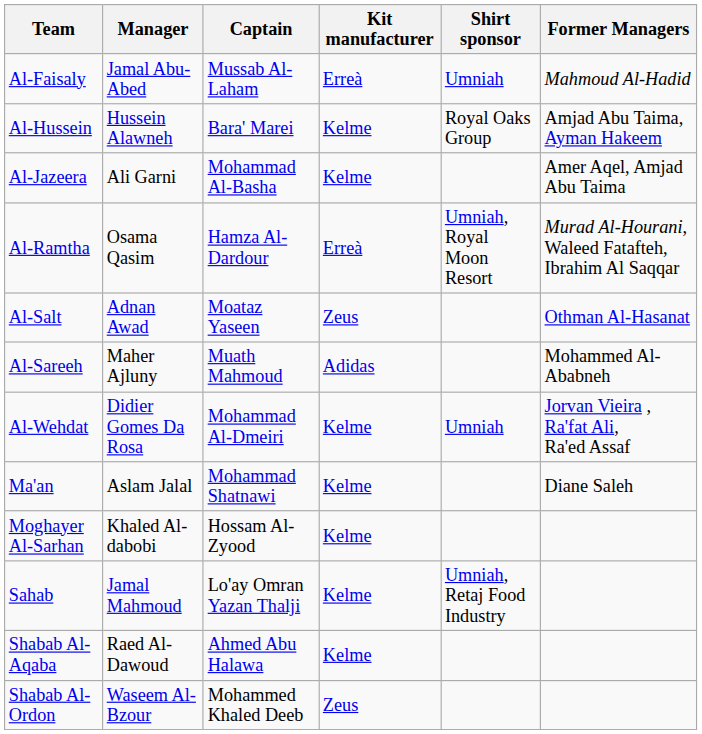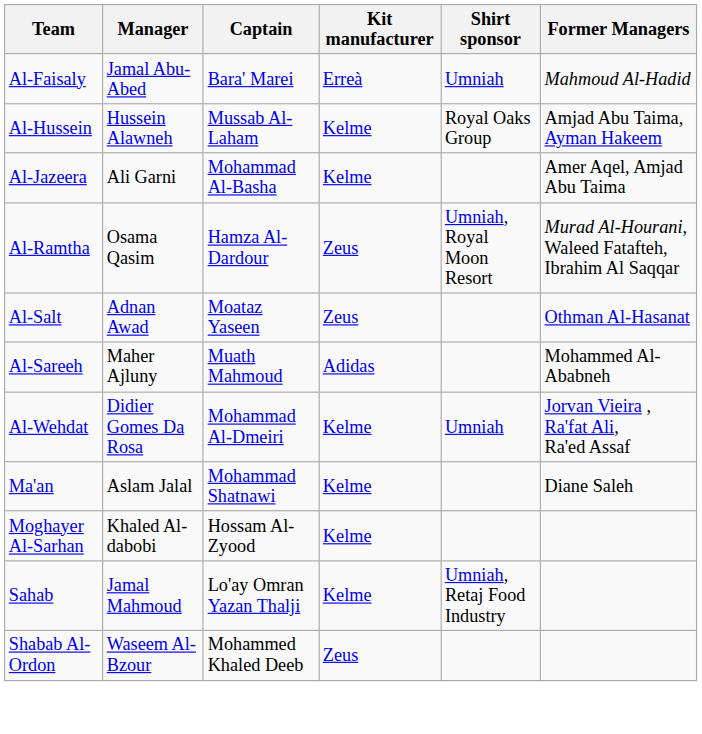(250, 78) Mussab Al-Laham -> (251, 78) Bara' Marei
(251, 128) Bara' Marei -> (250, 128) Mussab Al-Laham
(343, 247) Erreà -> (341, 247) Zeus
- row: (50, 655)
